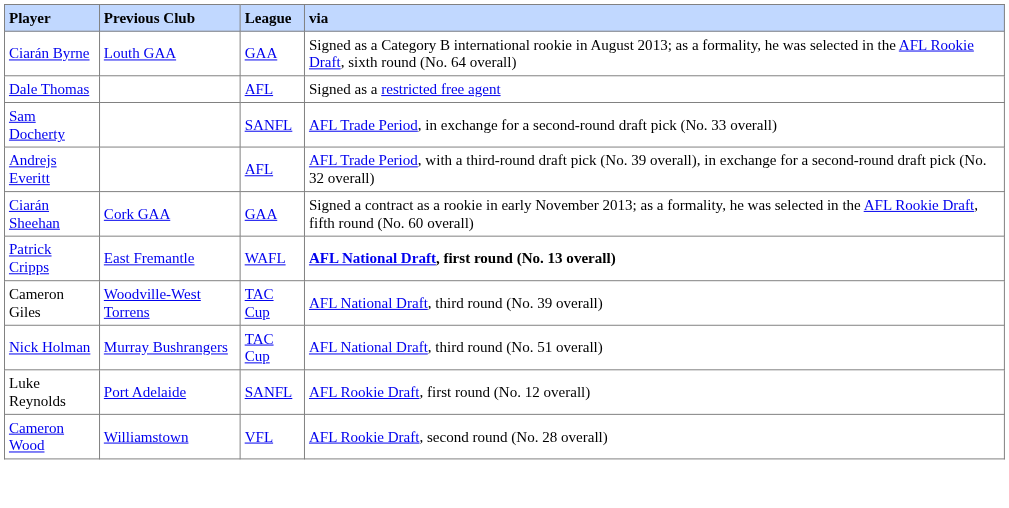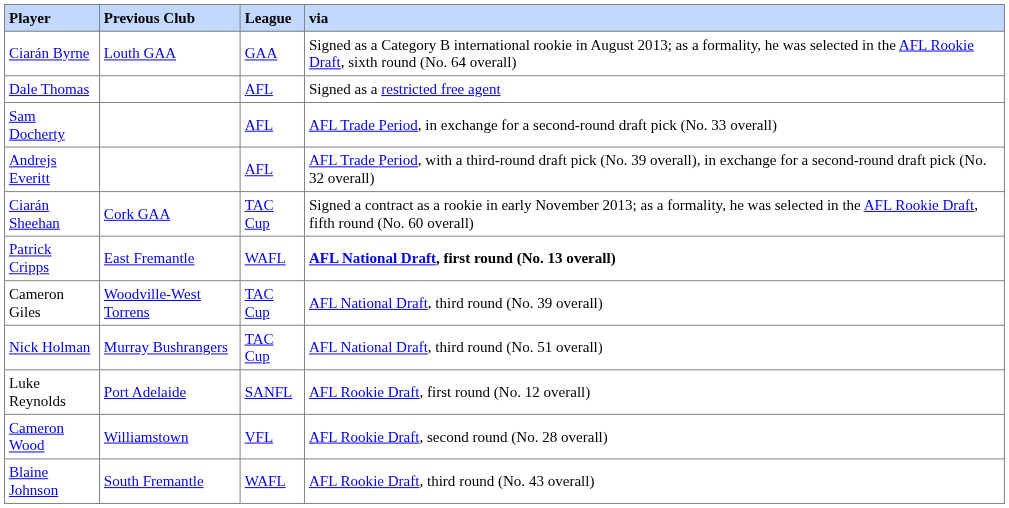(268, 124) SANFL -> (259, 124) AFL
(261, 213) GAA -> (259, 213) TAC Cup
+ row: (34, 481)
